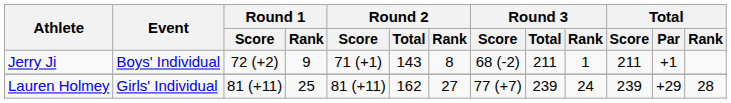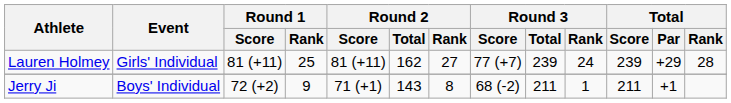rows swapped: (59, 86) <-> (32, 63)
